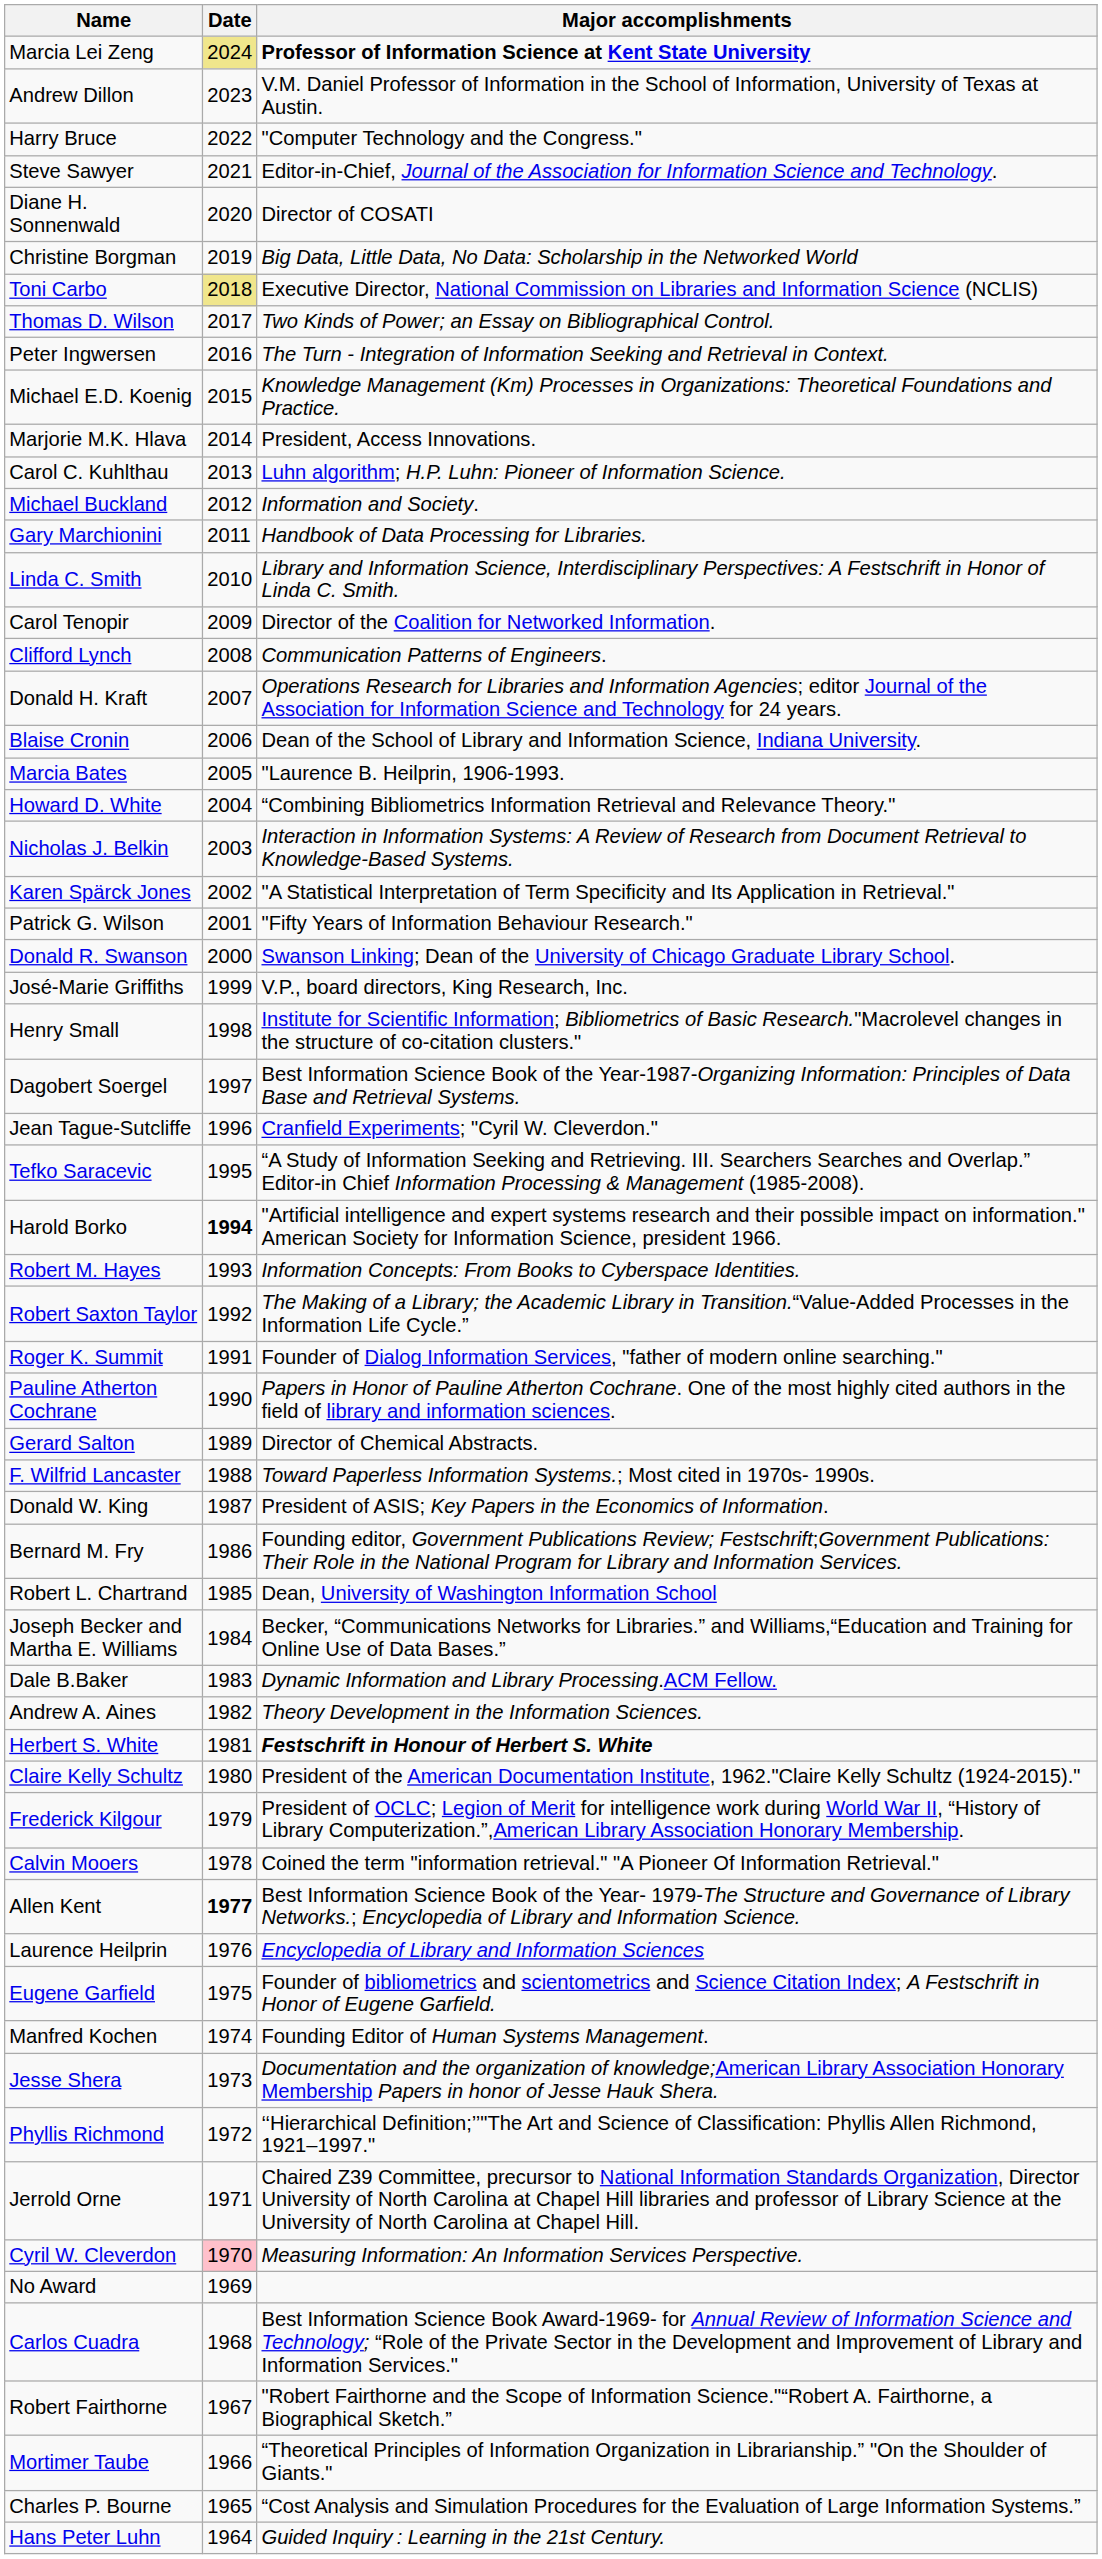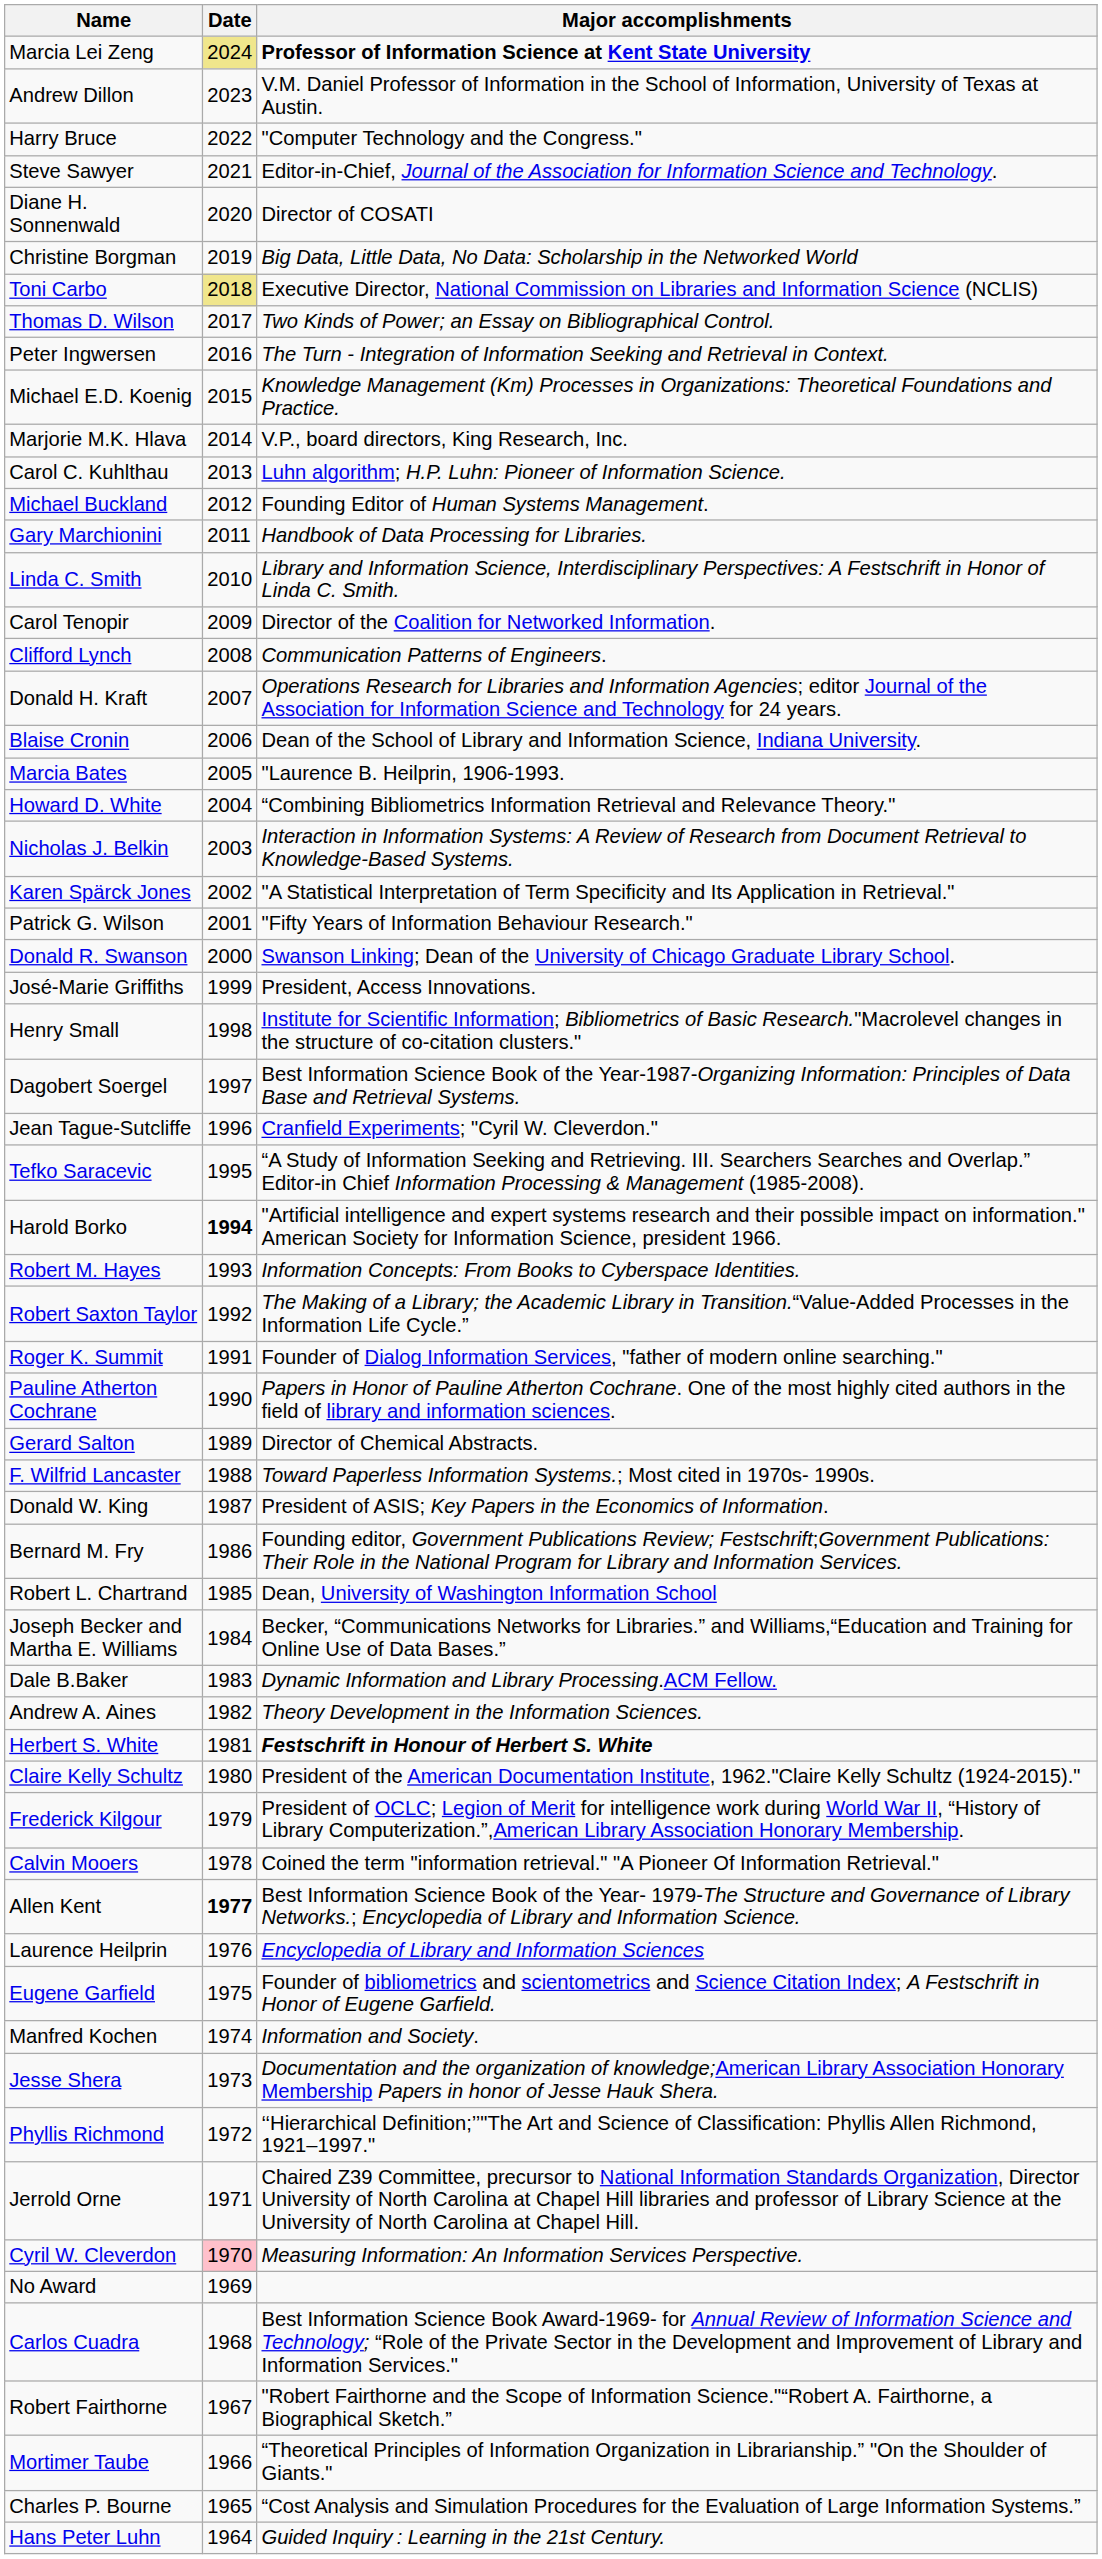(399, 440) President, Access Innovations. -> (445, 440) V.P., board directors, King Research, Inc.
(370, 504) Information and Society. -> (485, 504) Founding Editor of Human Systems Management.
(445, 987) V.P., board directors, King Research, Inc. -> (399, 987) President, Access Innovations.
(485, 2036) Founding Editor of Human Systems Management. -> (370, 2036) Information and Society.
